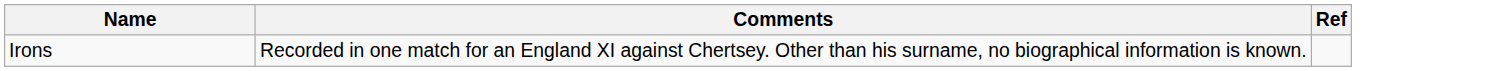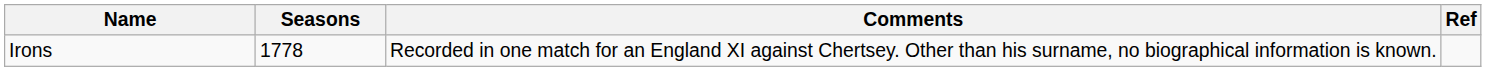+ column: (320, 19)
